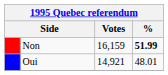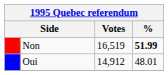(111, 46) 16,159 -> (111, 46) 16,519
(111, 62) 14,921 -> (111, 62) 14,912
